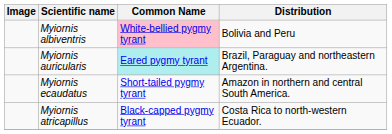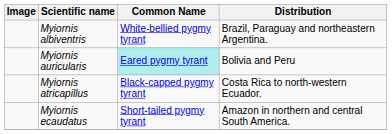(166, 34) pink background -> (166, 34) no background
(258, 34) Bolivia and Peru -> (298, 34) Brazil, Paraguay and northeastern Argentina.
(298, 61) Brazil, Paraguay and northeastern Argentina. -> (258, 61) Bolivia and Peru
rows swapped: (64, 116) <-> (64, 88)
